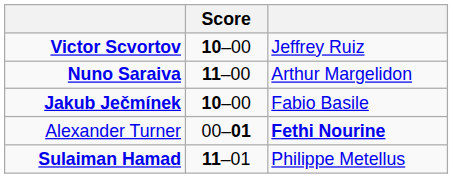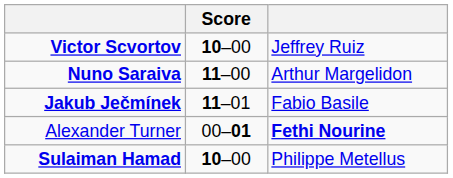(226, 103) 10–00 -> (226, 103) 11–01
(226, 159) 11–01 -> (226, 159) 10–00
